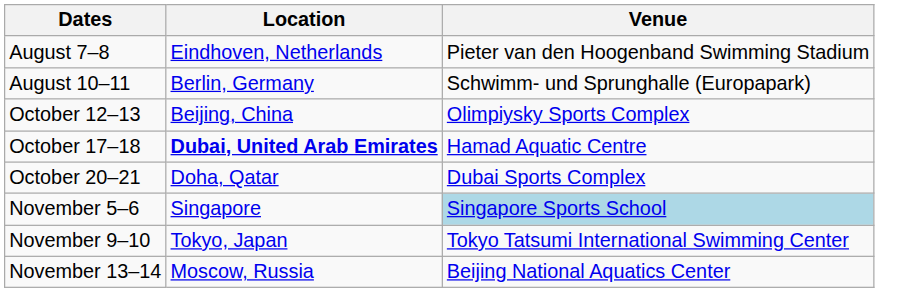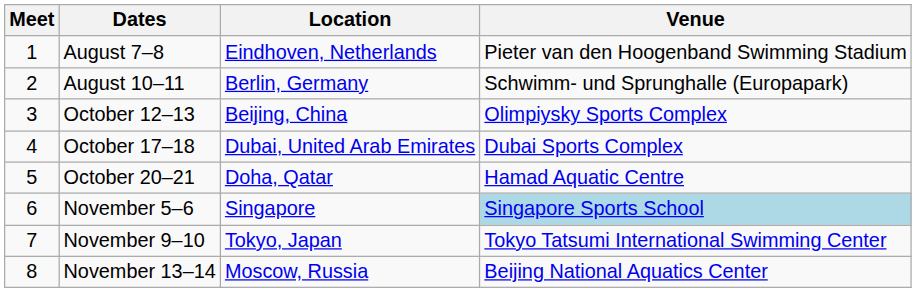+ column: (32, 20)
(304, 146) bold -> (350, 146) normal
(547, 146) Hamad Aquatic Centre -> (584, 146) Dubai Sports Complex
(546, 177) Dubai Sports Complex -> (584, 177) Hamad Aquatic Centre
